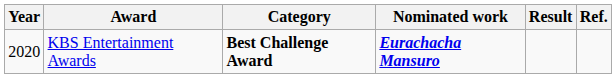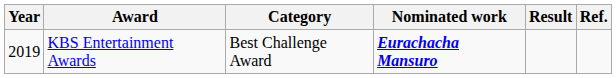(24, 51) 2020 -> (24, 51) 2019
(277, 51) bold -> (278, 51) normal
